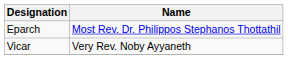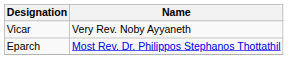rows swapped: (23, 29) <-> (19, 46)
